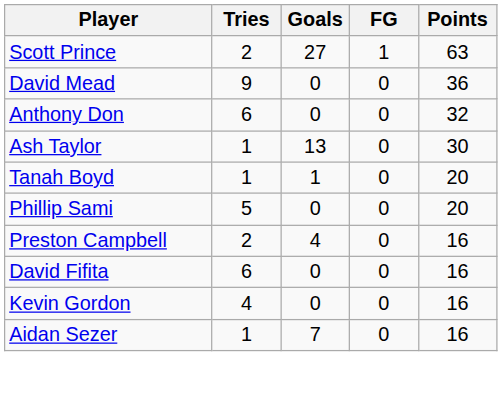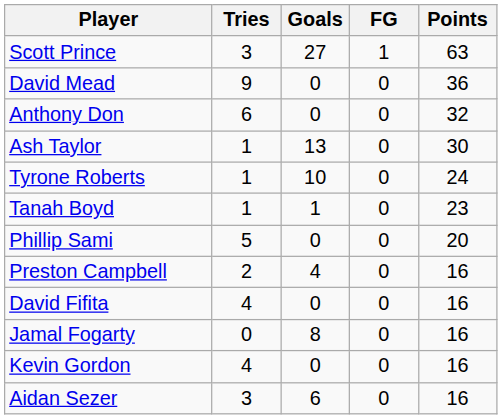(246, 51) 2 -> (246, 51) 3
+ row: (77, 177)
(457, 177) 20 -> (457, 209) 23
(246, 271) 6 -> (246, 303) 4
+ row: (72, 334)
(246, 334) 1 -> (246, 397) 3
(315, 334) 7 -> (315, 397) 6
